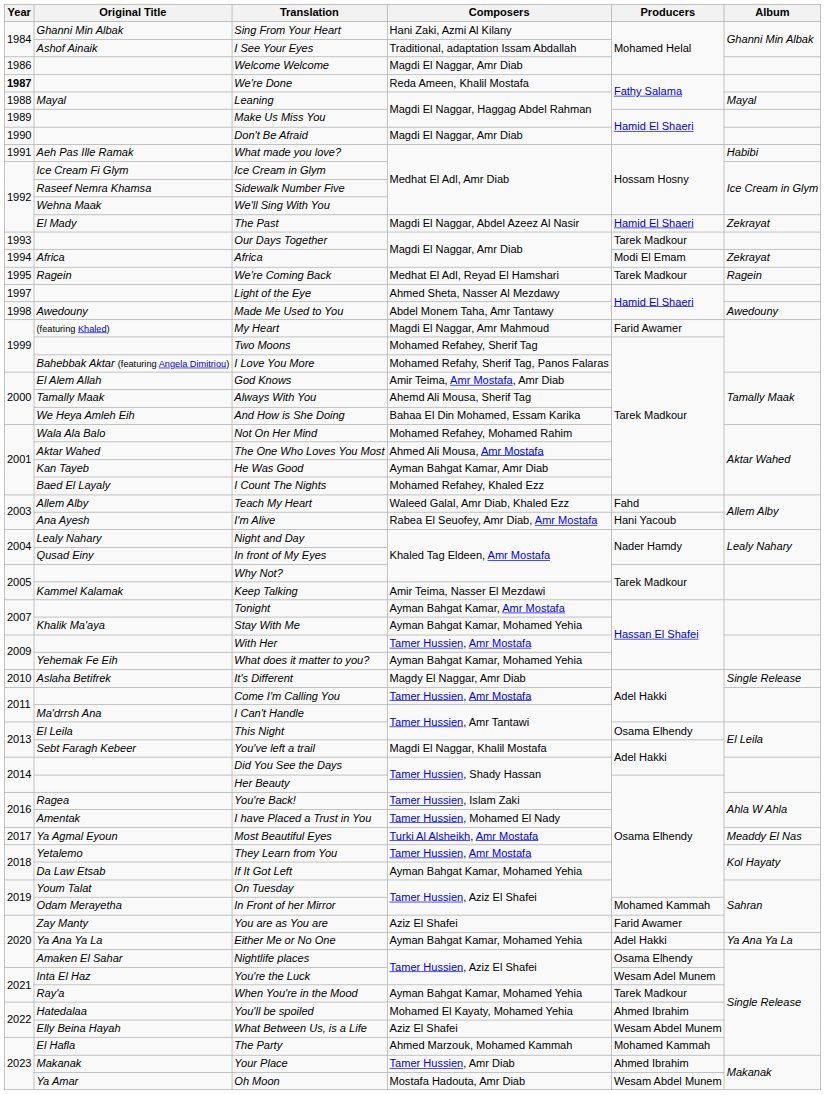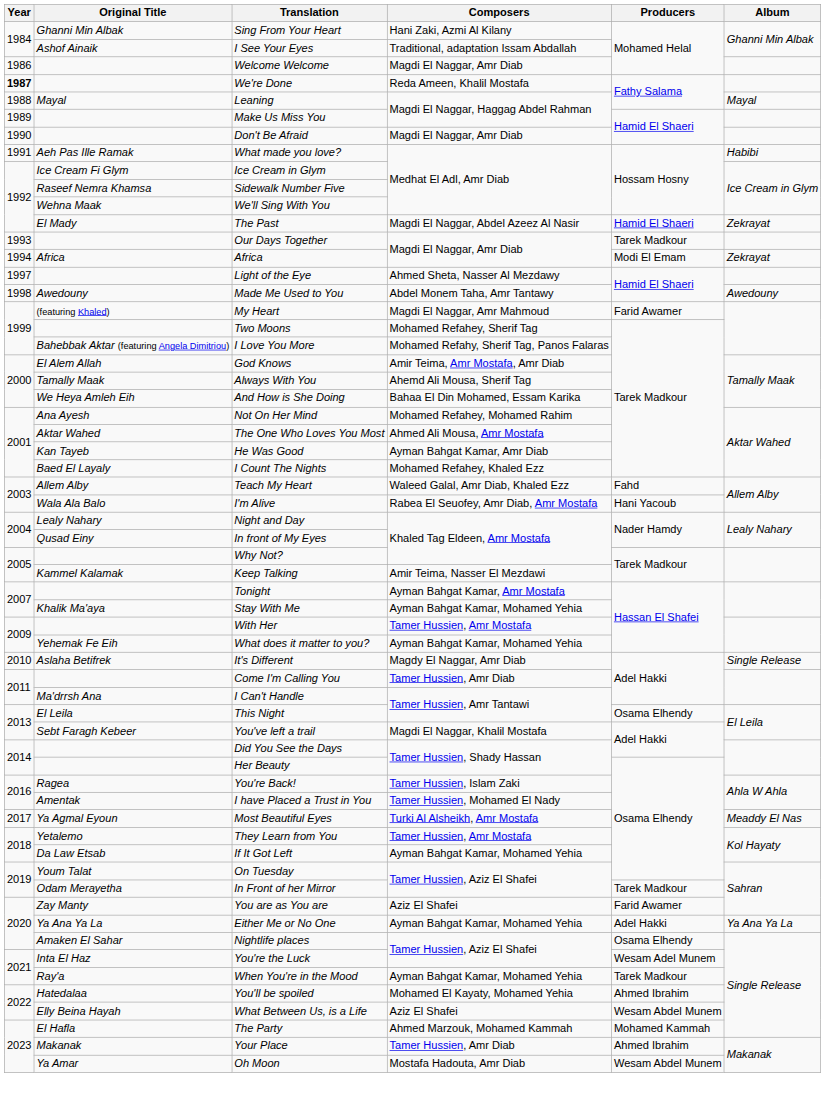- row: (283, 275)
(71, 433) Wala Ala Balo -> (63, 415) Ana Ayesh
(63, 521) Ana Ayesh -> (71, 503) Wala Ala Balo
(460, 696) Tamer Hussien, Amr Mostafa -> (452, 678) Tamer Hussien, Amr Diab
(662, 906) Mohamed Kammah -> (650, 888) Tarek Madkour
